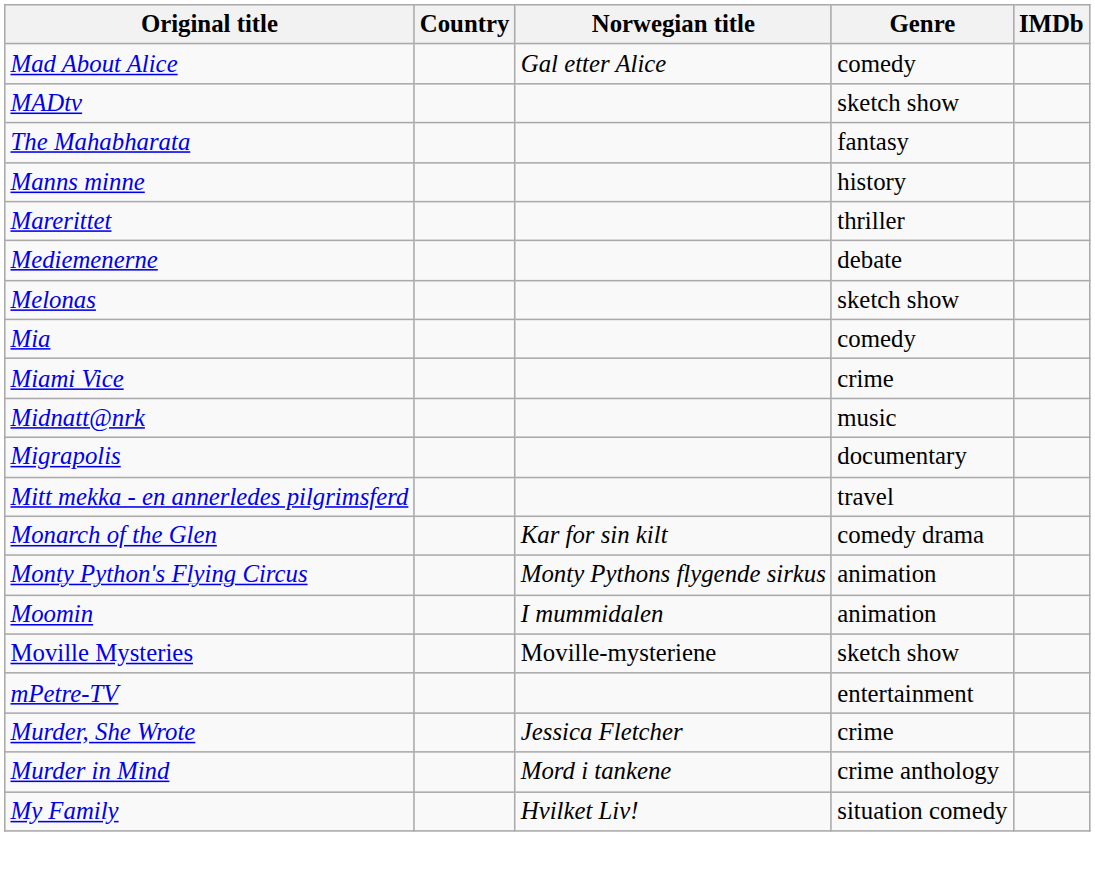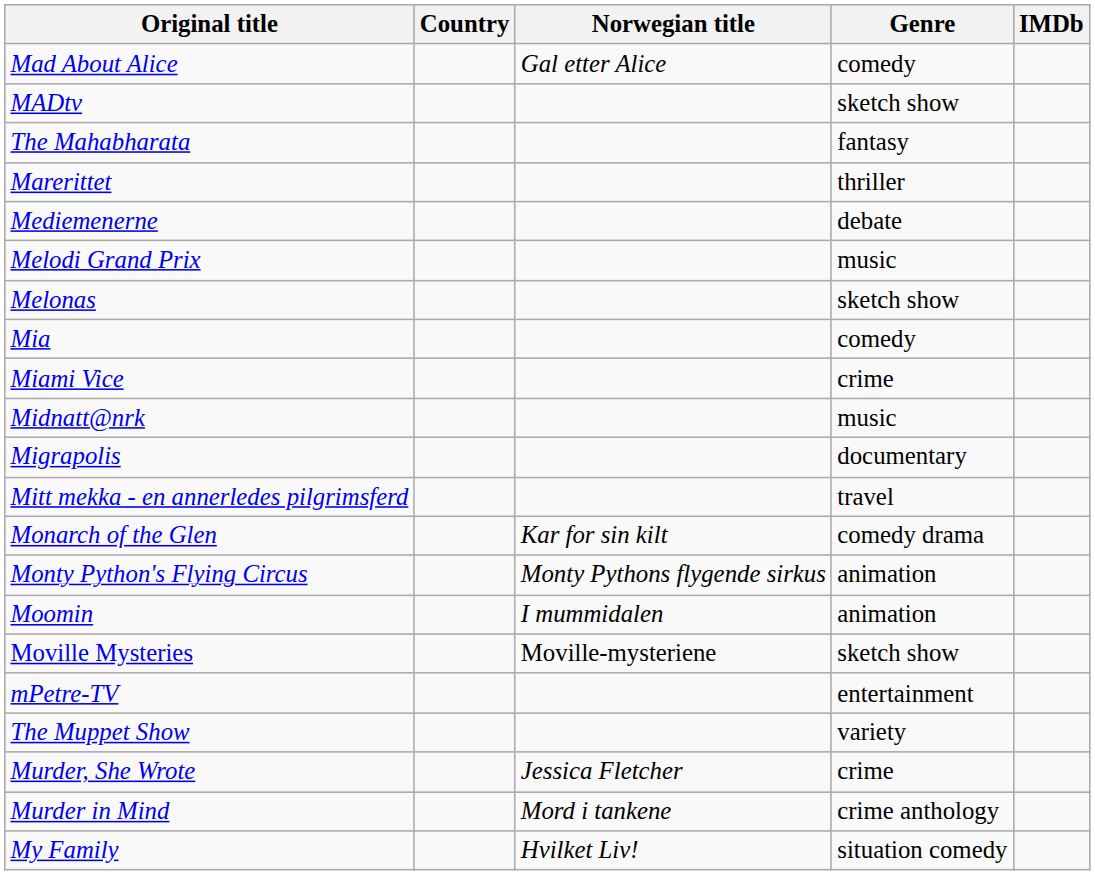- row: (78, 181)
+ row: (106, 260)
+ row: (100, 732)
